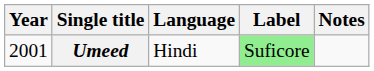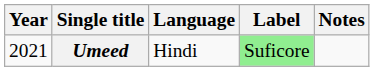(28, 50) 2001 -> (28, 50) 2021
